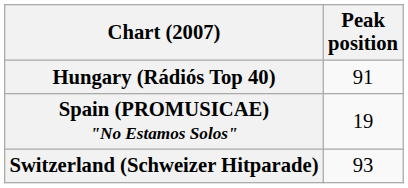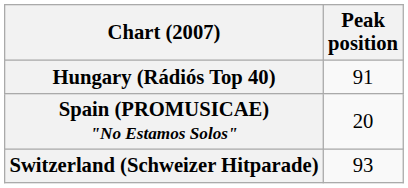(363, 121) 19 -> (363, 121) 20
